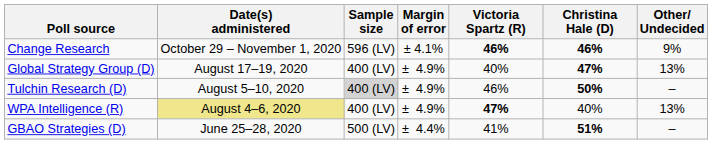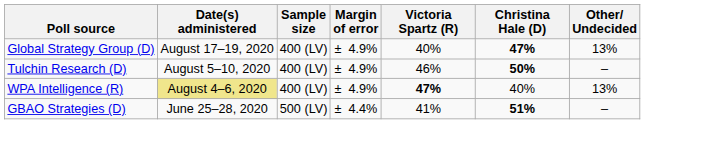- row: (58, 49)
(371, 89) lightgrey background -> (304, 69) no background
